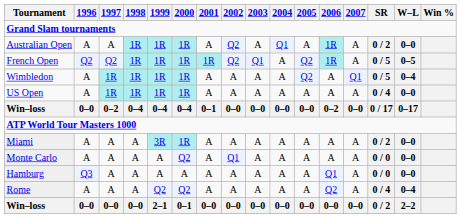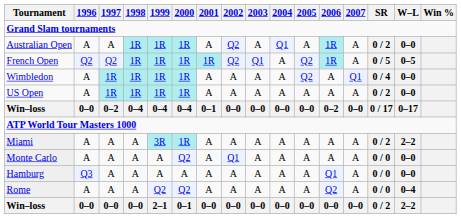(381, 76) 0 / 5 -> (381, 76) 0 / 4
(408, 76) 0–4 -> (408, 76) 0–0
(381, 92) 0 / 4 -> (381, 92) 0 / 2
(408, 141) 0–0 -> (408, 141) 2–2
(381, 189) 0 / 4 -> (381, 189) 0 / 0
